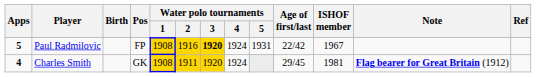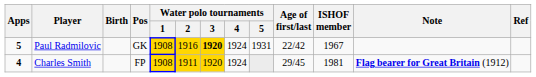(140, 46) FP -> (140, 46) GK
(140, 63) GK -> (140, 63) FP
